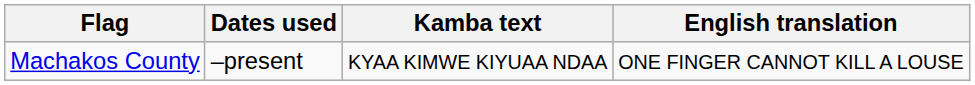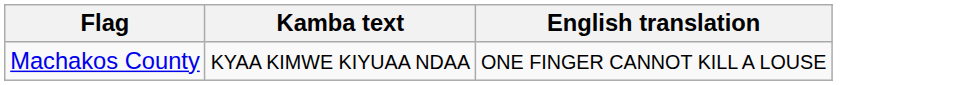- column: (274, 23)
